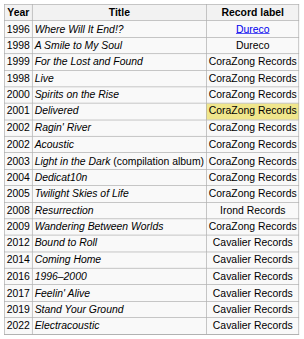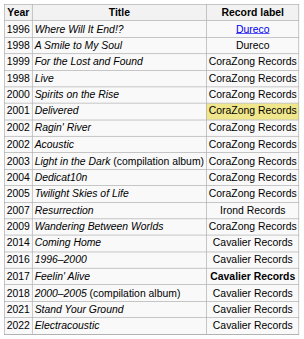(18, 210) 2008 -> (18, 210) 2007
- row: (66, 243)
(253, 293) normal -> (253, 276) bold
+ row: (108, 293)
(18, 309) 2019 -> (18, 309) 2021
